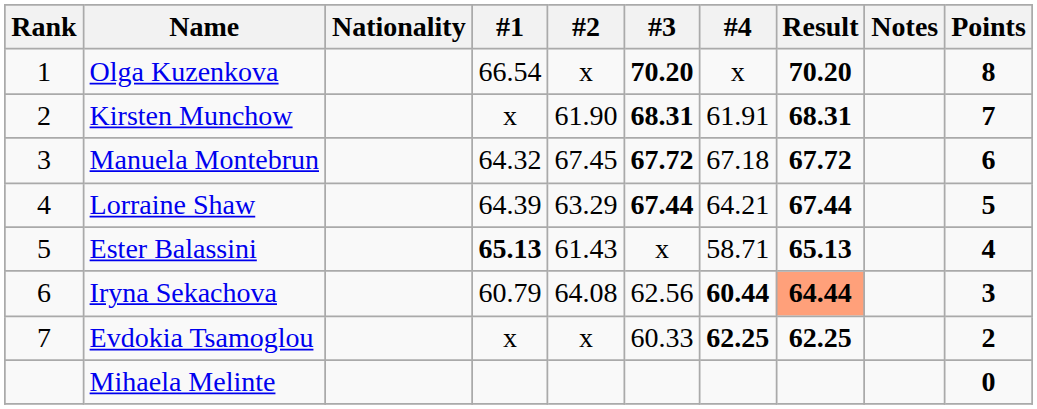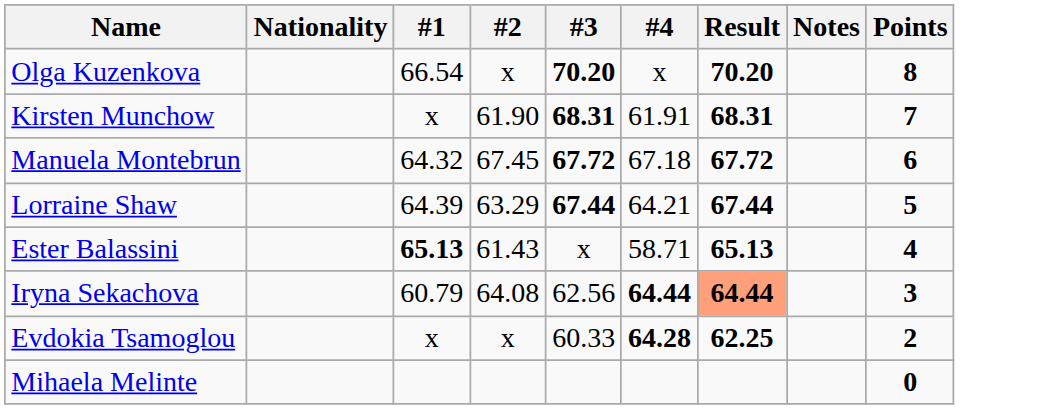- column: (44, 26)
(738, 293) 60.44 -> (660, 293) 64.44
(738, 337) 62.25 -> (660, 337) 64.28
